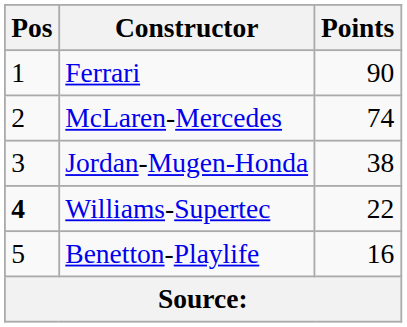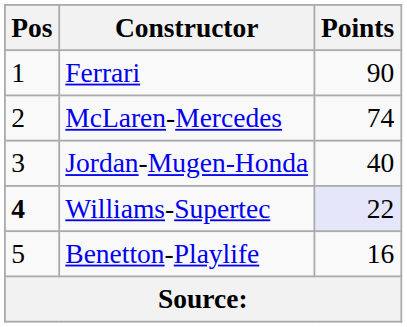(380, 163) 38 -> (380, 163) 40
(380, 208) no background -> (380, 208) lavender background
